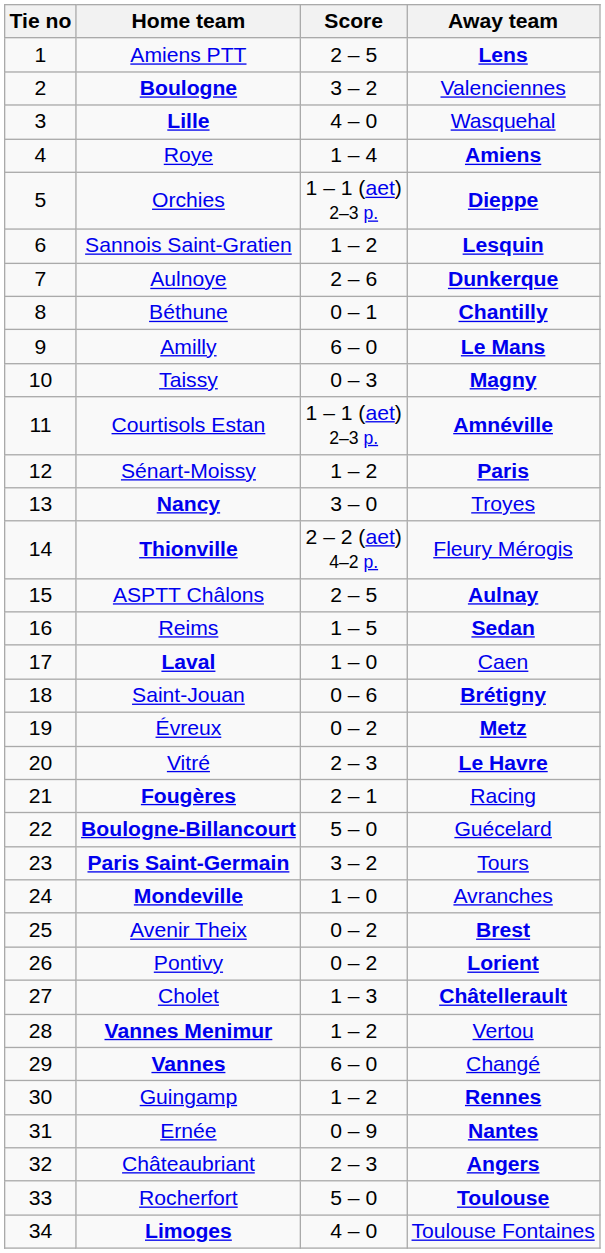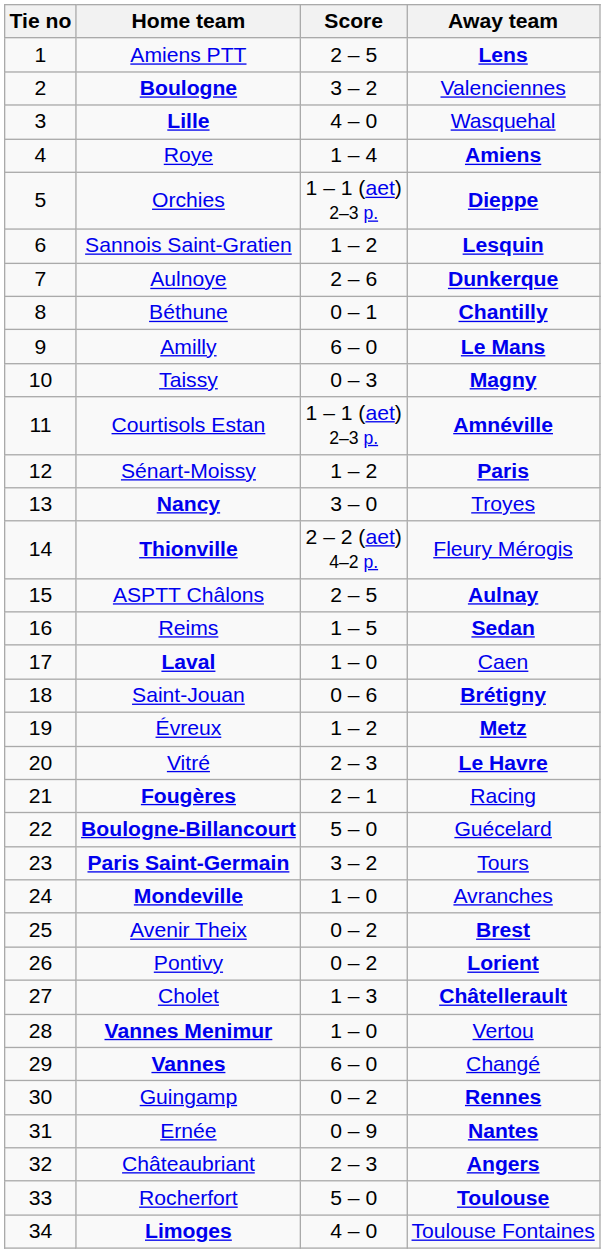(354, 728) 0 – 2 -> (354, 728) 1 – 2
(354, 1030) 1 – 2 -> (354, 1030) 1 – 0
(354, 1097) 1 – 2 -> (354, 1097) 0 – 2
